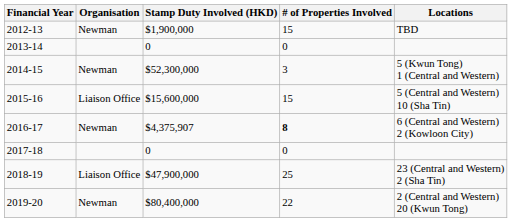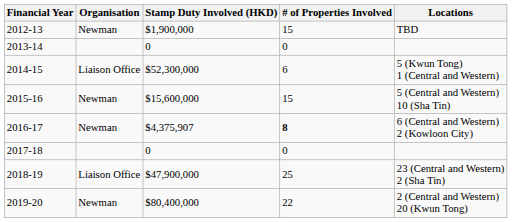(98, 70) Newman -> (109, 70) Liaison Office
(285, 70) 3 -> (285, 70) 6
(109, 99) Liaison Office -> (98, 99) Newman
